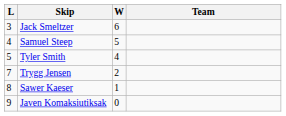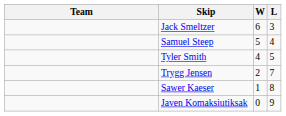columns swapped: (203, 12) <-> (11, 12)
